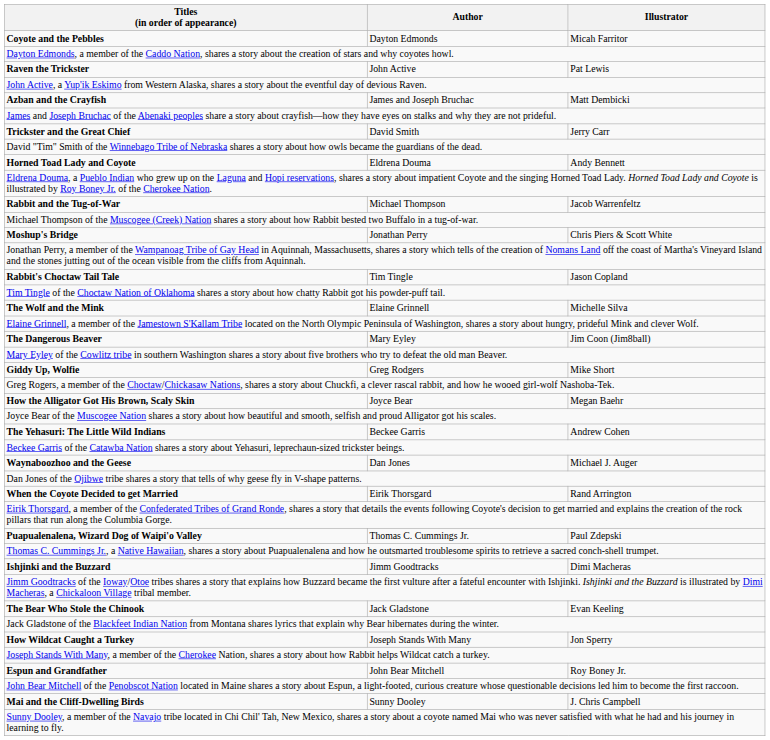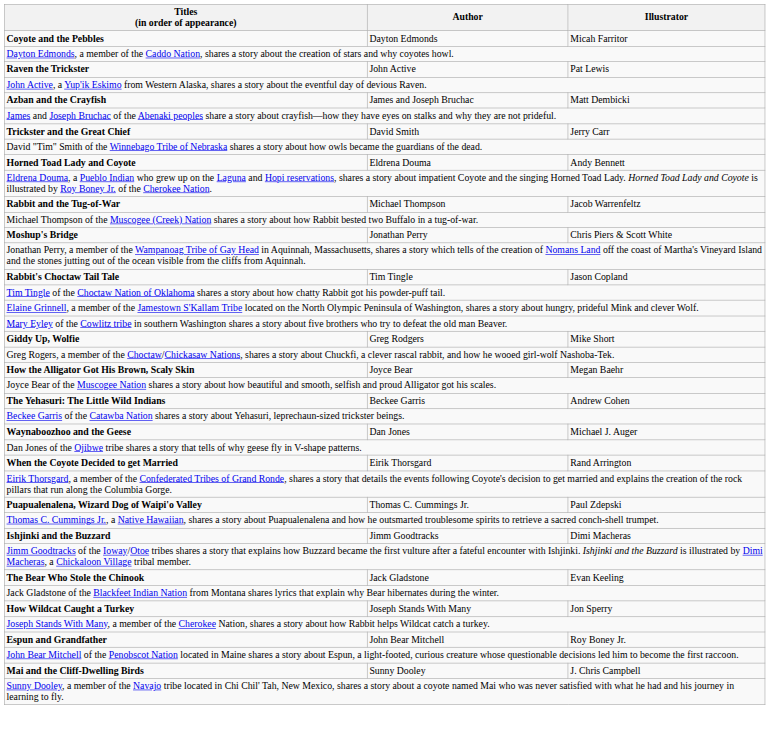- row: (55, 308)
- row: (54, 339)
